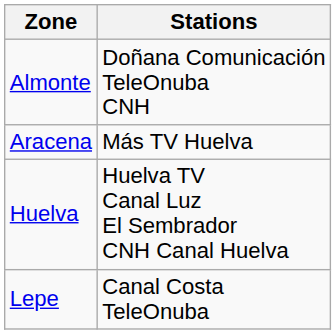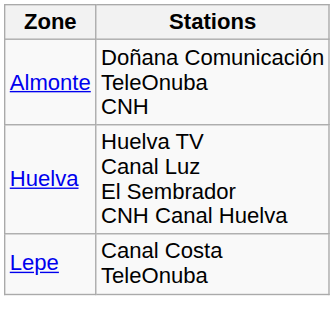- row: (51, 141)
